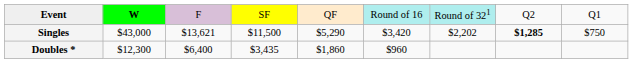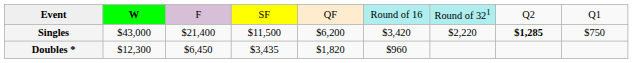(198, 33) $13,621 -> (198, 33) $21,400
(330, 33) $5,290 -> (330, 33) $6,200
(463, 33) $2,202 -> (463, 33) $2,220
(198, 50) $6,400 -> (198, 50) $6,450
(330, 50) $1,860 -> (330, 50) $1,820
